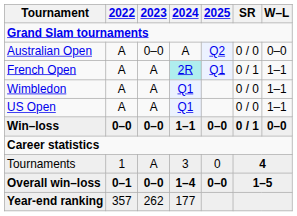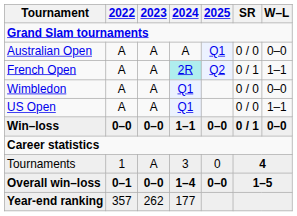(154, 51) 0–0 -> (154, 51) A
(217, 51) Q2 -> (217, 51) Q1
(217, 70) Q1 -> (217, 70) Q2
(277, 88) 1–1 -> (277, 88) 0–0
